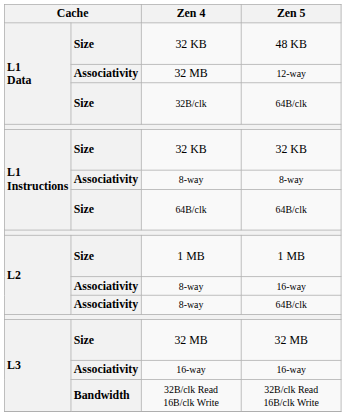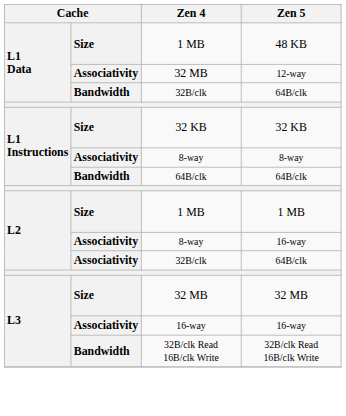(191, 43) 32 KB -> (191, 43) 1 MB
(84, 103) Size -> (102, 92) Bandwidth
(84, 209) Size -> (102, 176) Bandwidth
(191, 305) 8-way -> (191, 261) 32B/clk
